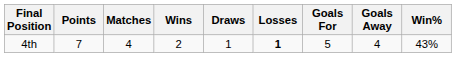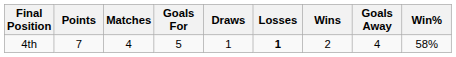columns swapped: (179, 20) <-> (328, 20)
(427, 44) 43% -> (427, 44) 58%
